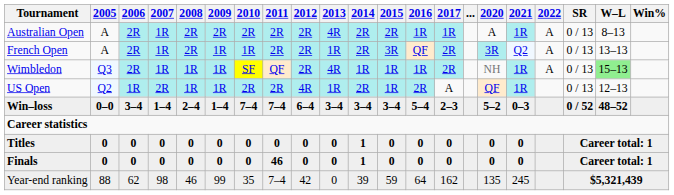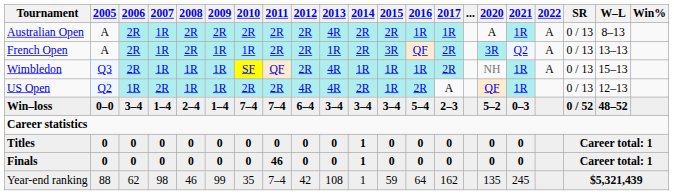(613, 69) lightgreen background -> (613, 69) no background
(334, 87) 1R -> (334, 87) 4R
(334, 180) 0 -> (334, 180) 108
(363, 180) 39 -> (363, 180) 1
